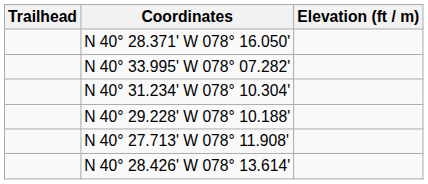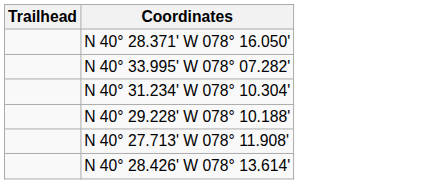- column: (358, 16)
